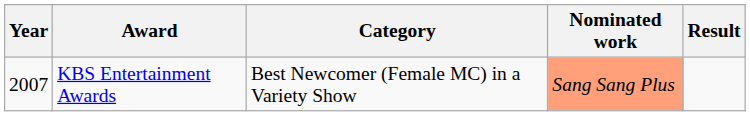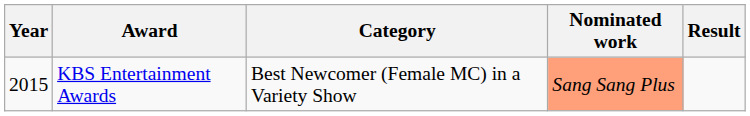(29, 83) 2007 -> (29, 83) 2015
